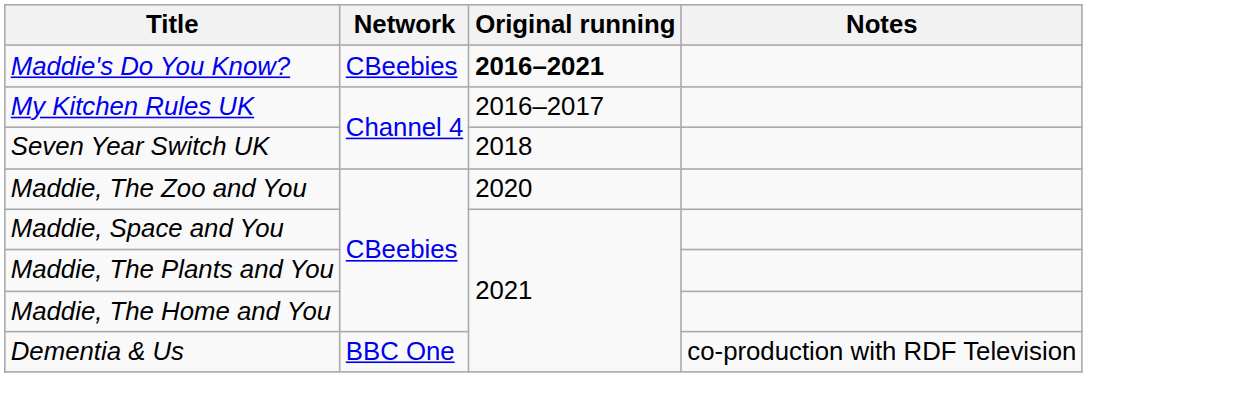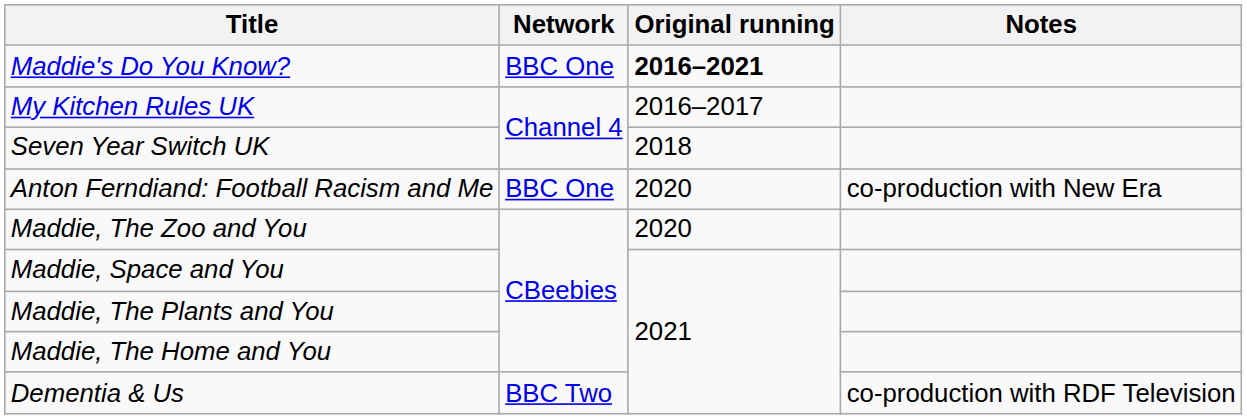(402, 65) CBeebies -> (560, 65) BBC One
+ row: (252, 188)
(400, 351) BBC One -> (559, 392) BBC Two
